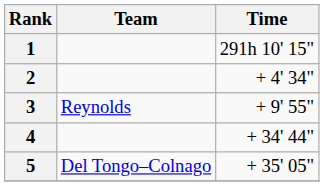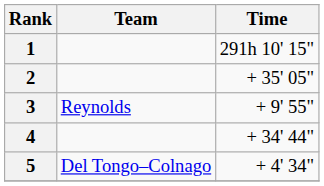(285, 78) + 4' 34" -> (280, 78) + 35' 05"
(280, 166) + 35' 05" -> (285, 166) + 4' 34"
